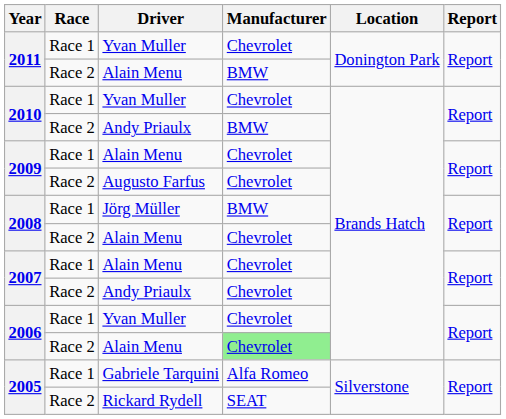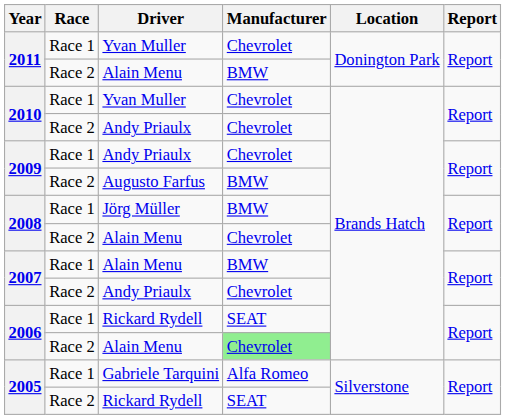(247, 127) BMW -> (259, 127) Chevrolet
(142, 154) Alain Menu -> (147, 154) Andy Priaulx
(259, 182) Chevrolet -> (247, 182) BMW
(259, 264) Chevrolet -> (247, 264) BMW
(144, 318) Yvan Muller -> (152, 318) Rickard Rydell
(259, 318) Chevrolet -> (247, 318) SEAT
